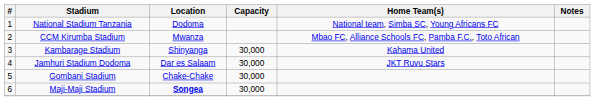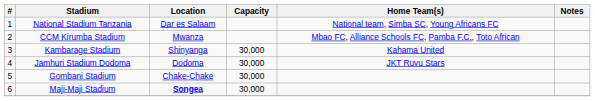(188, 24) Dodoma -> (188, 24) Dar es Salaam
(188, 63) Dar es Salaam -> (188, 63) Dodoma
